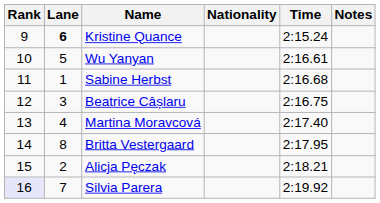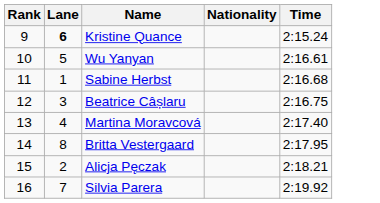- column: (353, 15)
(24, 187) lavender background -> (24, 187) no background
